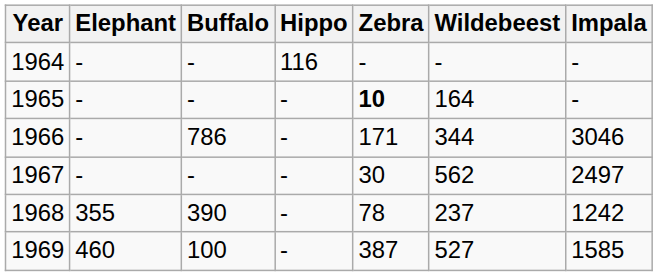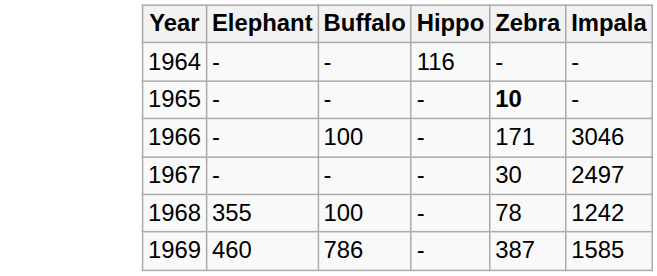- column: (497, 23)
(207, 137) 786 -> (343, 137) 100
(207, 212) 390 -> (343, 212) 100
(207, 250) 100 -> (343, 250) 786
